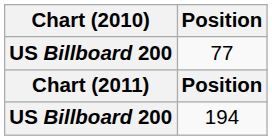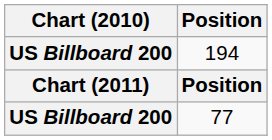rows swapped: (222, 53) <-> (222, 118)
